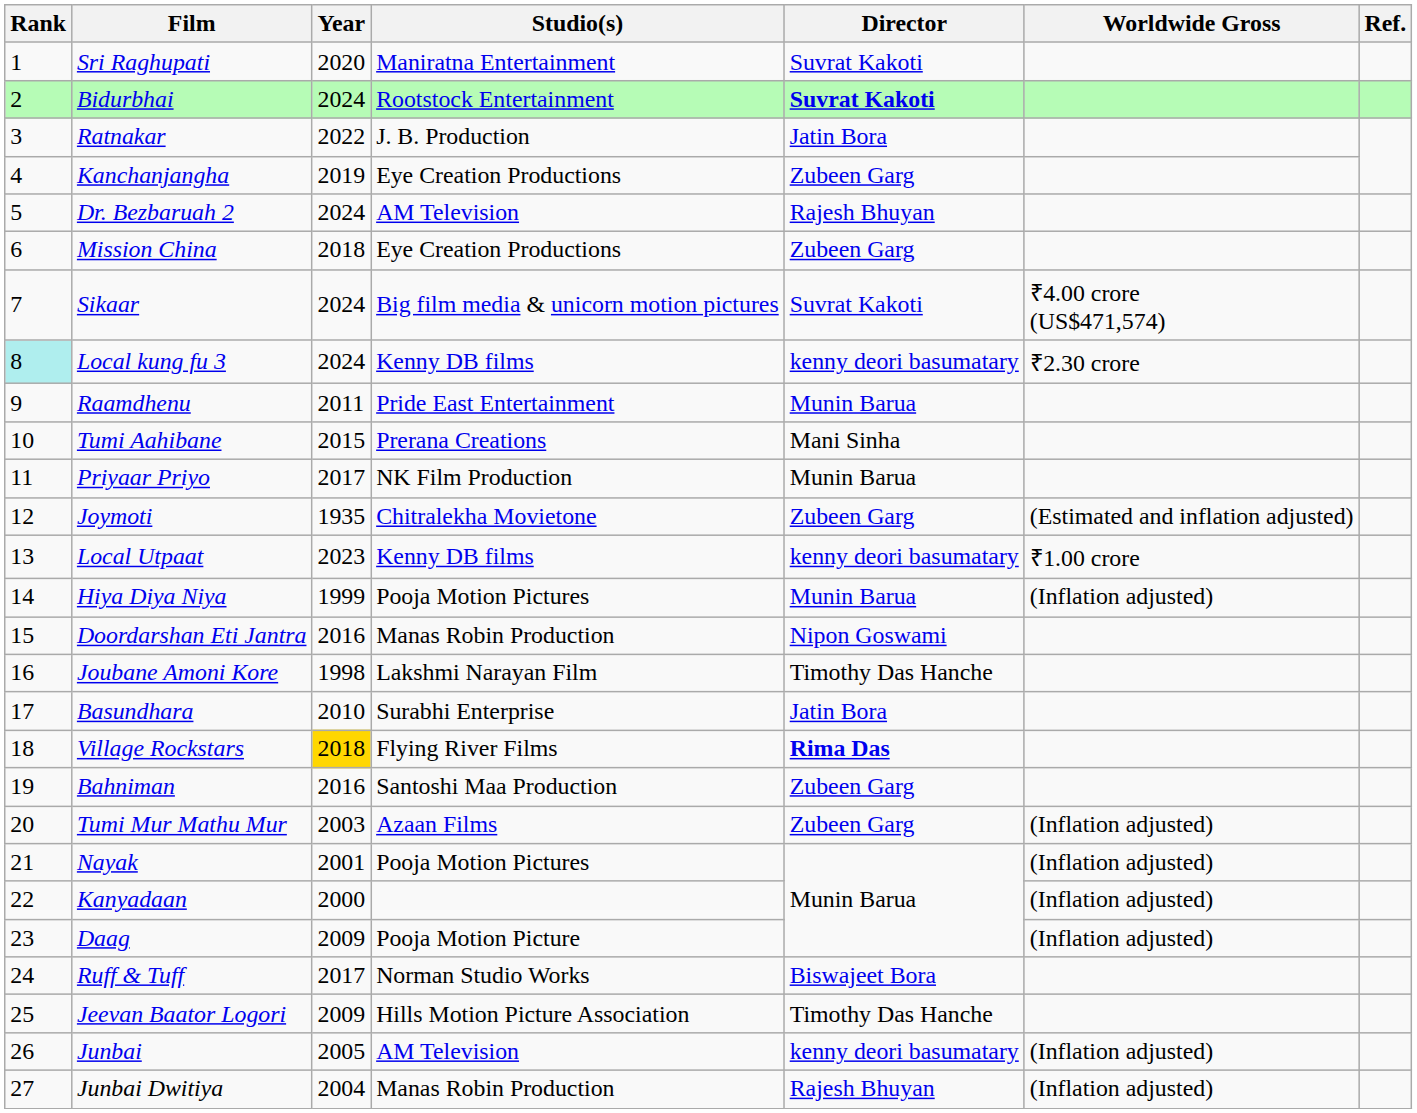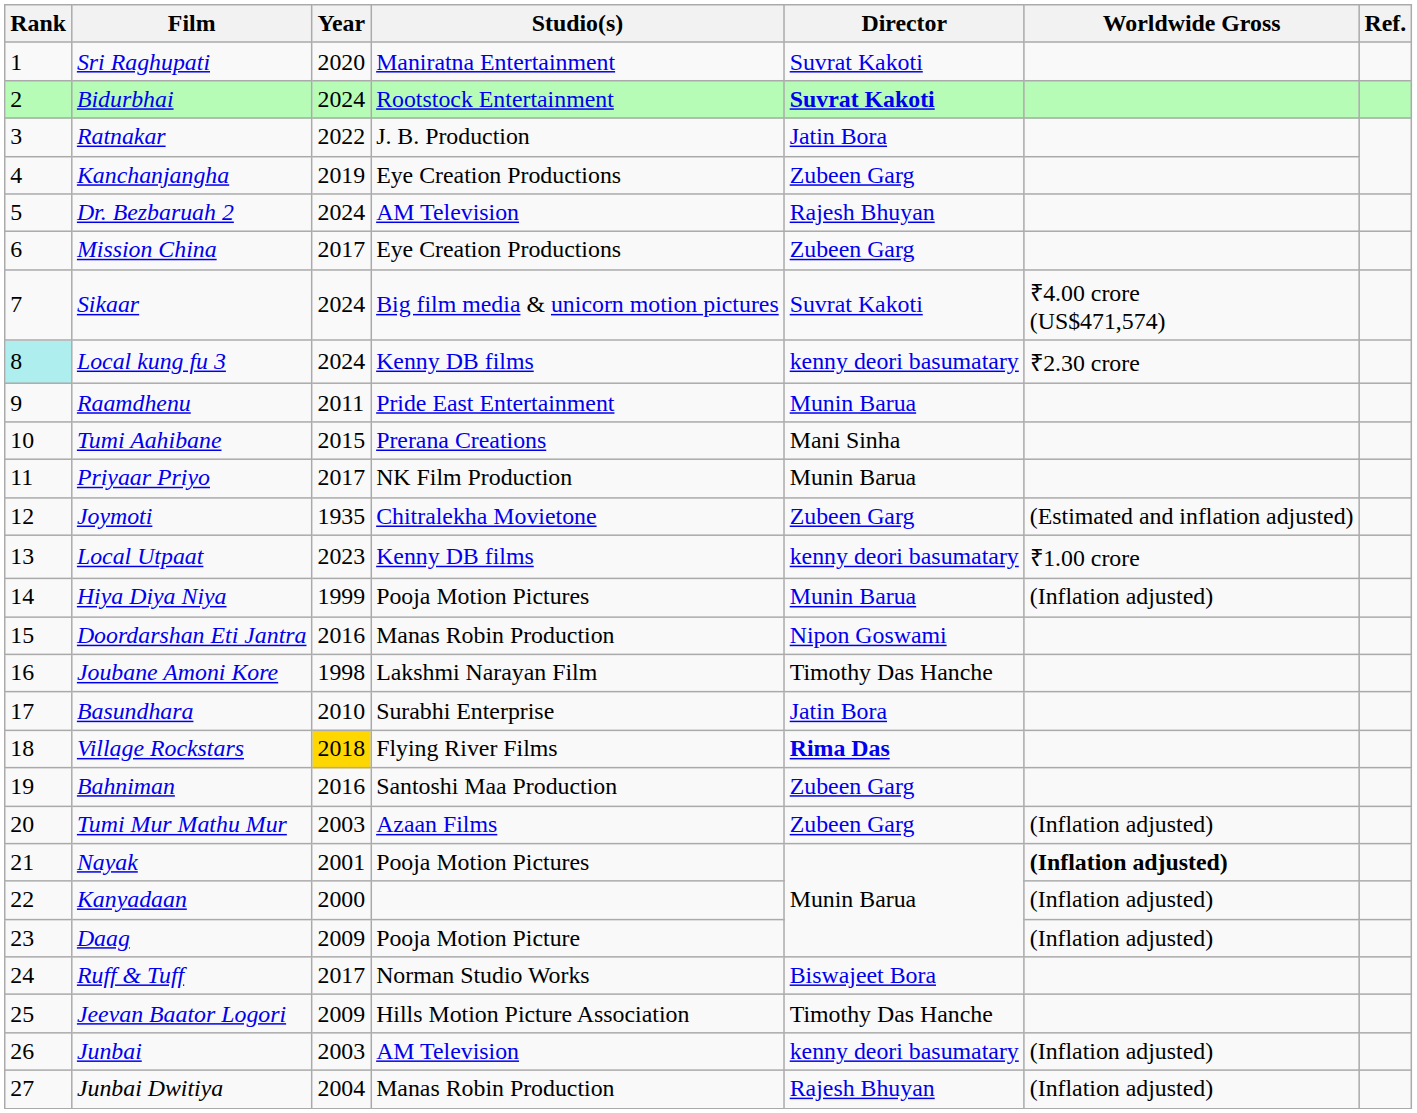(341, 250) 2018 -> (341, 250) 2017
(1121, 862) normal -> (1129, 862) bold
(341, 1051) 2005 -> (341, 1051) 2003
